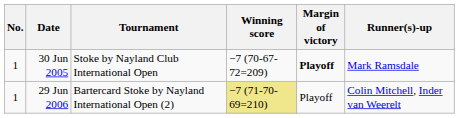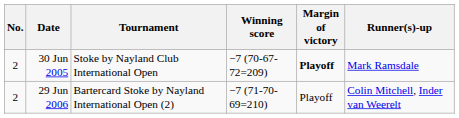(15, 65) 1 -> (15, 65) 2
(15, 97) 1 -> (15, 97) 2
(253, 97) khaki background -> (253, 97) no background
